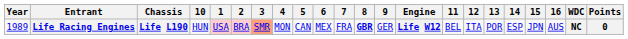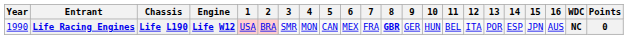columns swapped: (419, 12) <-> (200, 12)
(17, 27) 1989 -> (17, 27) 1990
(262, 27) lightsalmon background -> (289, 27) no background
